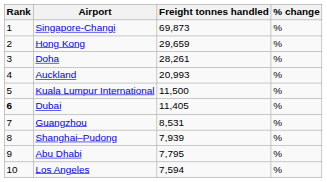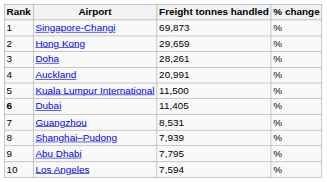(174, 75) 20,993 -> (174, 75) 20,991
